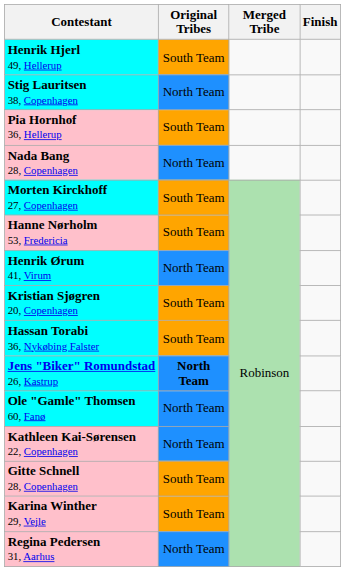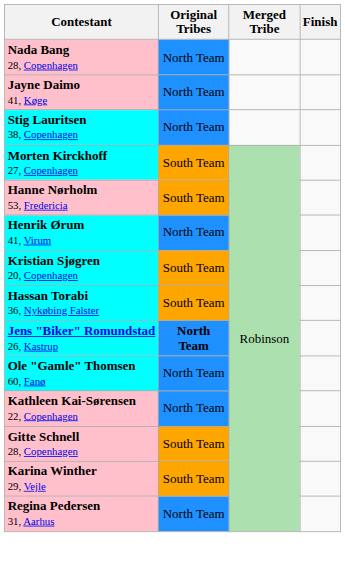- row: (44, 57)
rows swapped: (43, 162) <-> (47, 92)
+ row: (44, 92)
- row: (42, 127)
